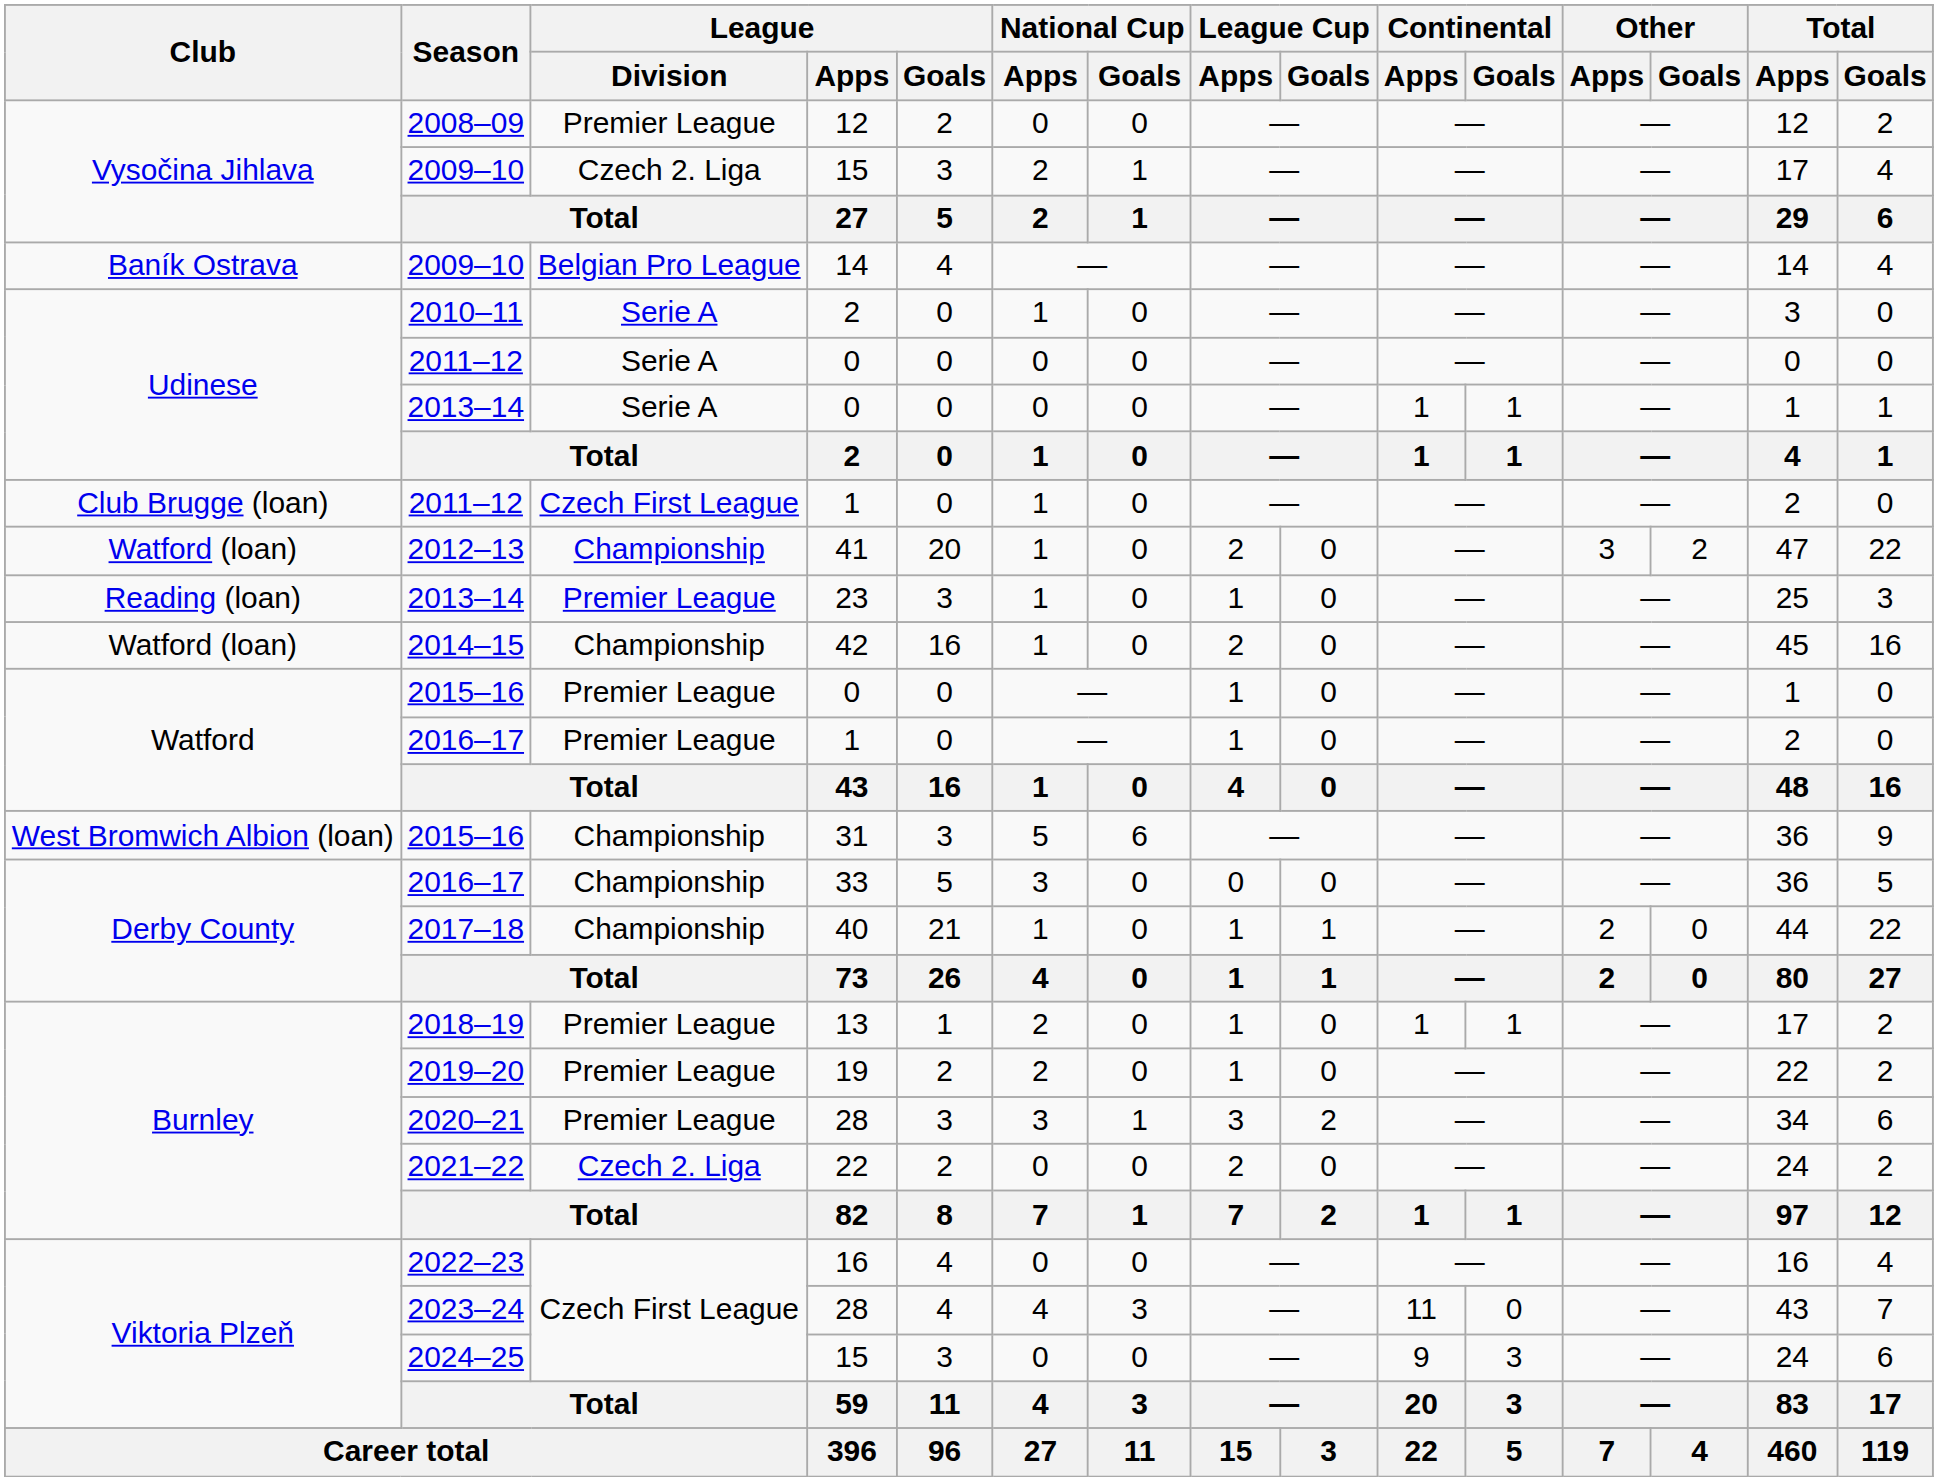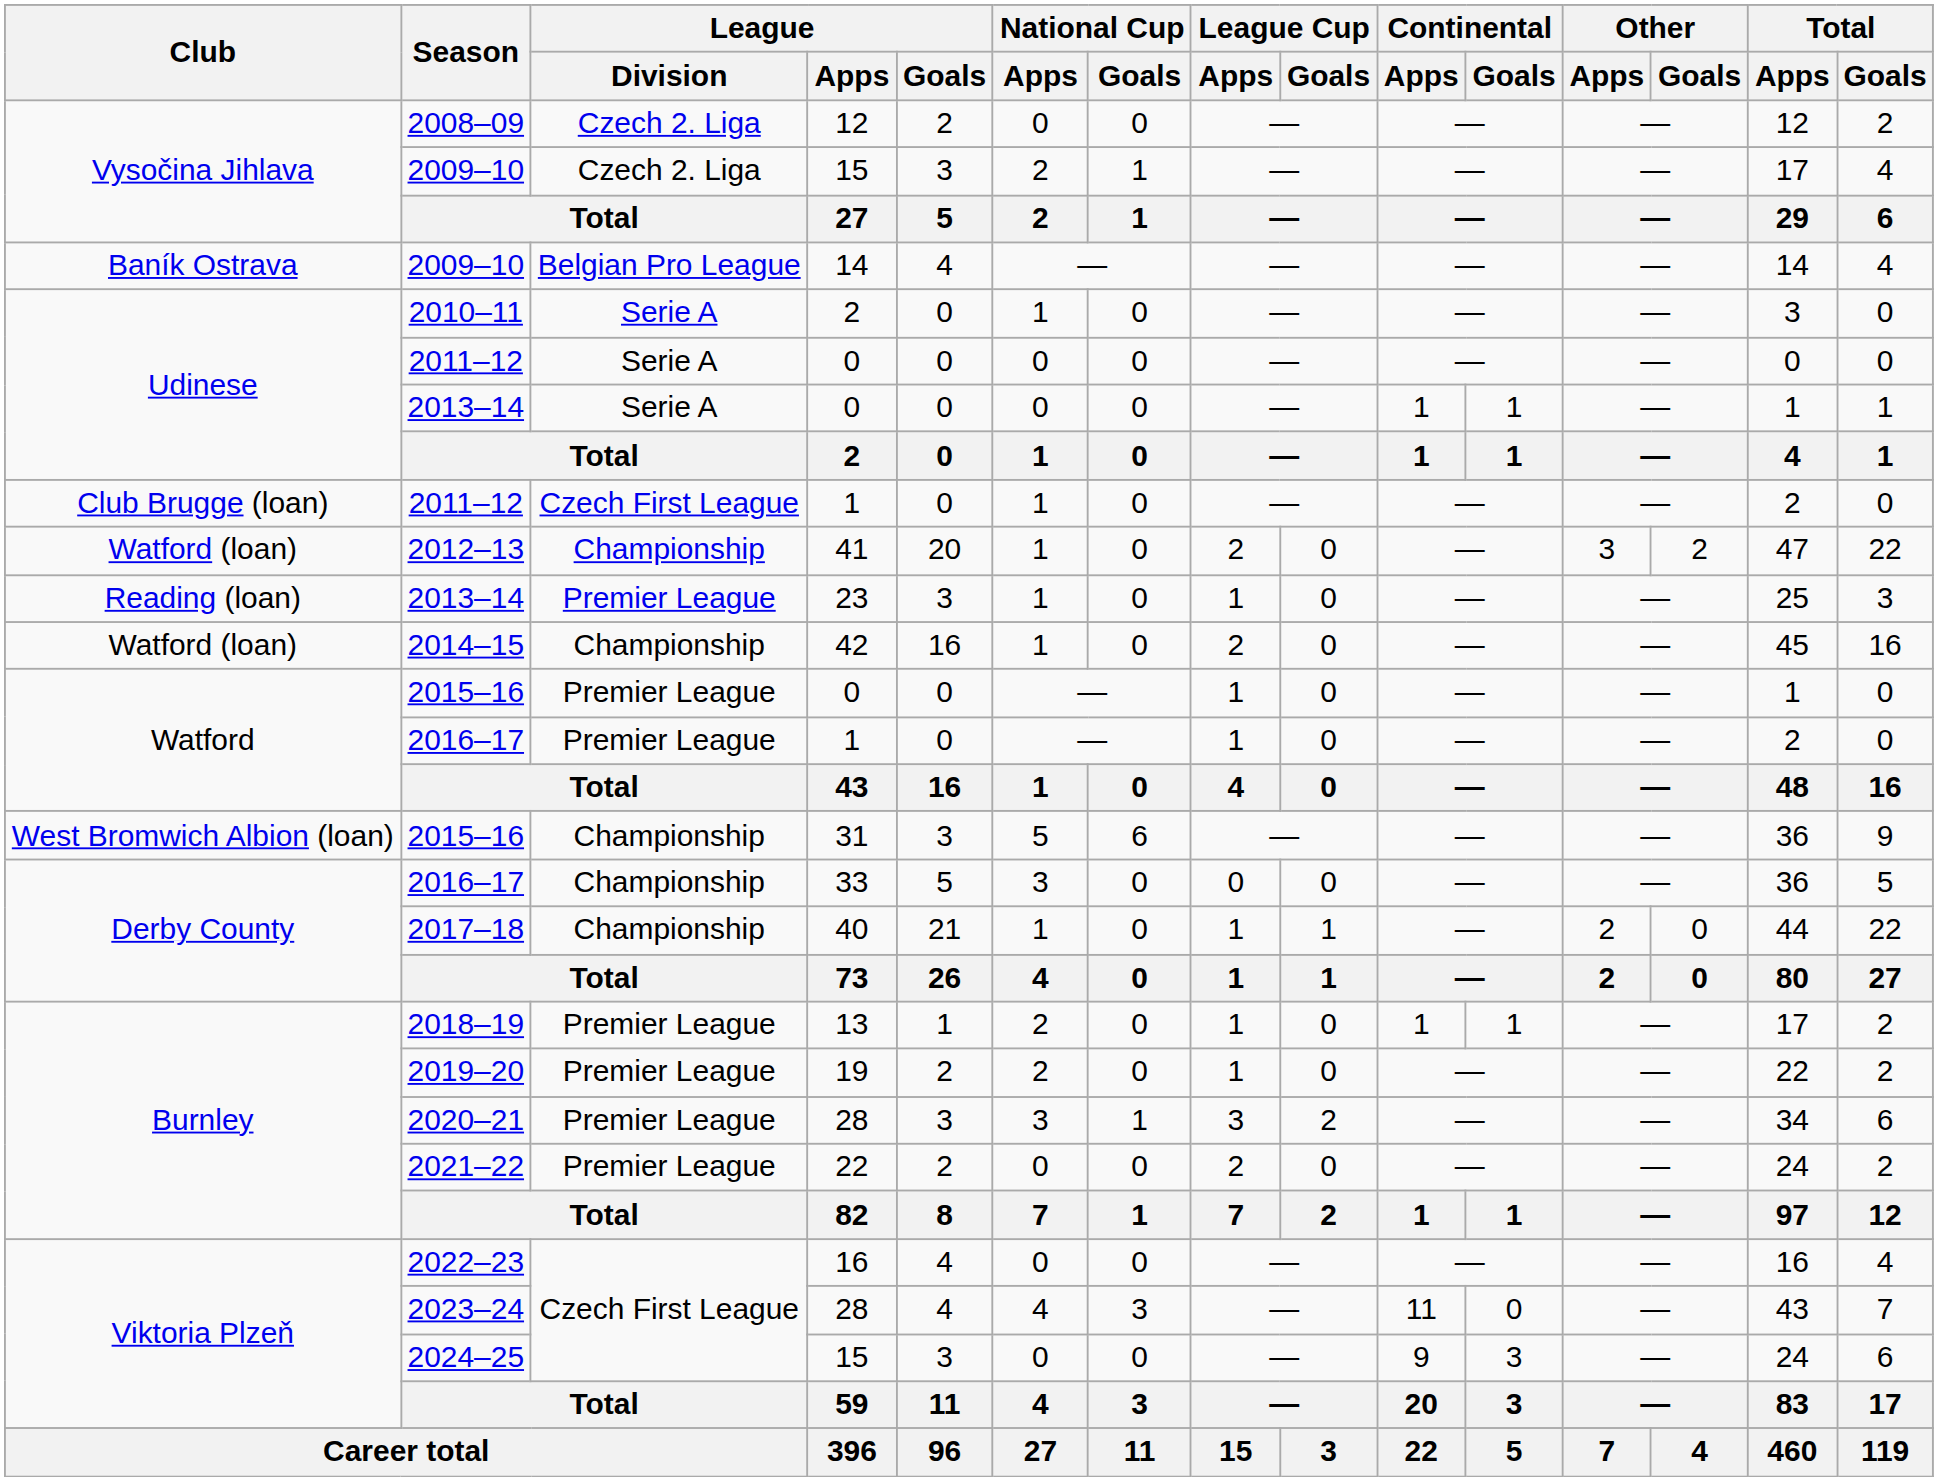(669, 123) Premier League -> (669, 123) Czech 2. Liga
(669, 1167) Czech 2. Liga -> (669, 1167) Premier League
